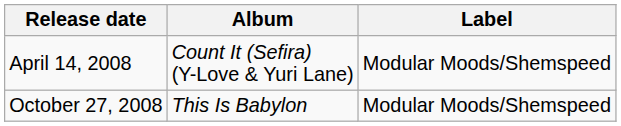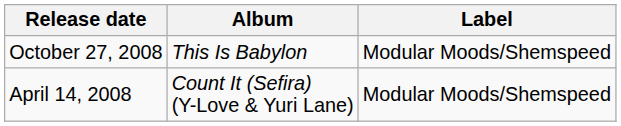rows swapped: (70, 62) <-> (86, 105)
